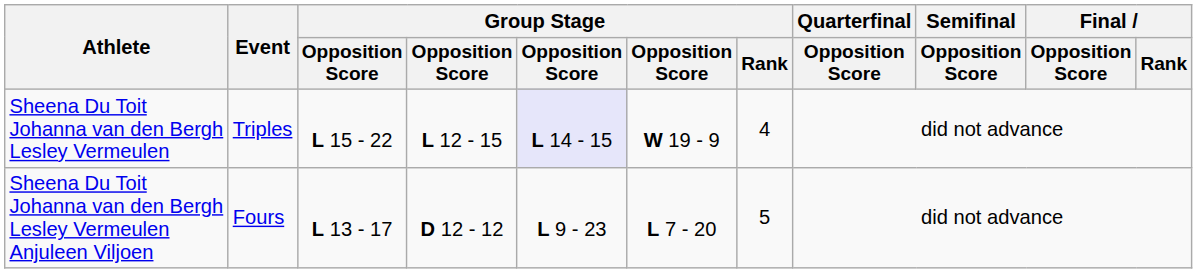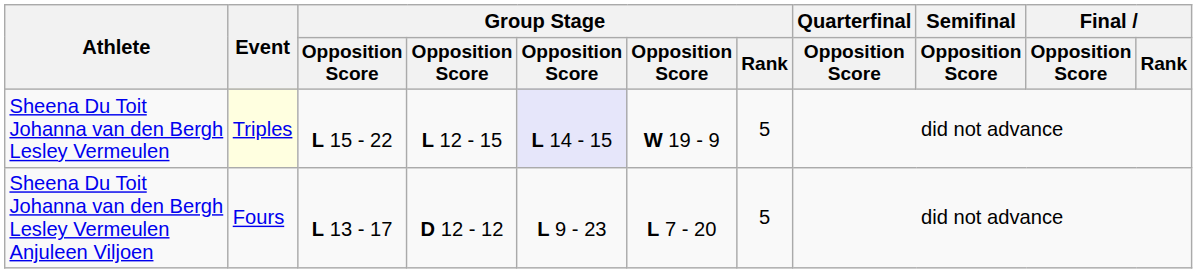(263, 128) no background -> (263, 128) lightyellow background
(765, 128) 4 -> (765, 128) 5
